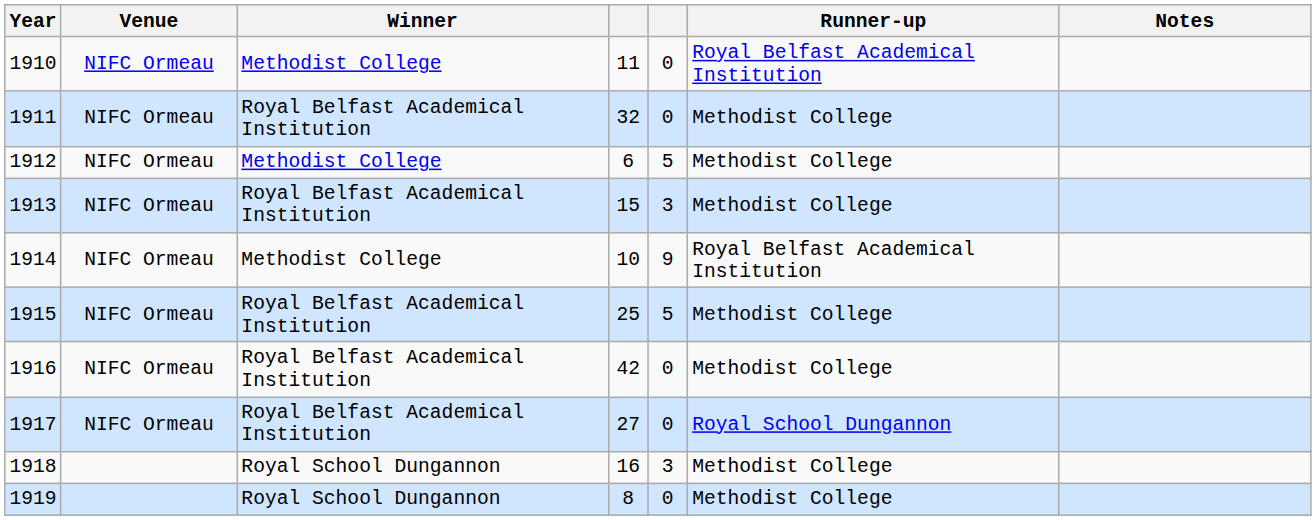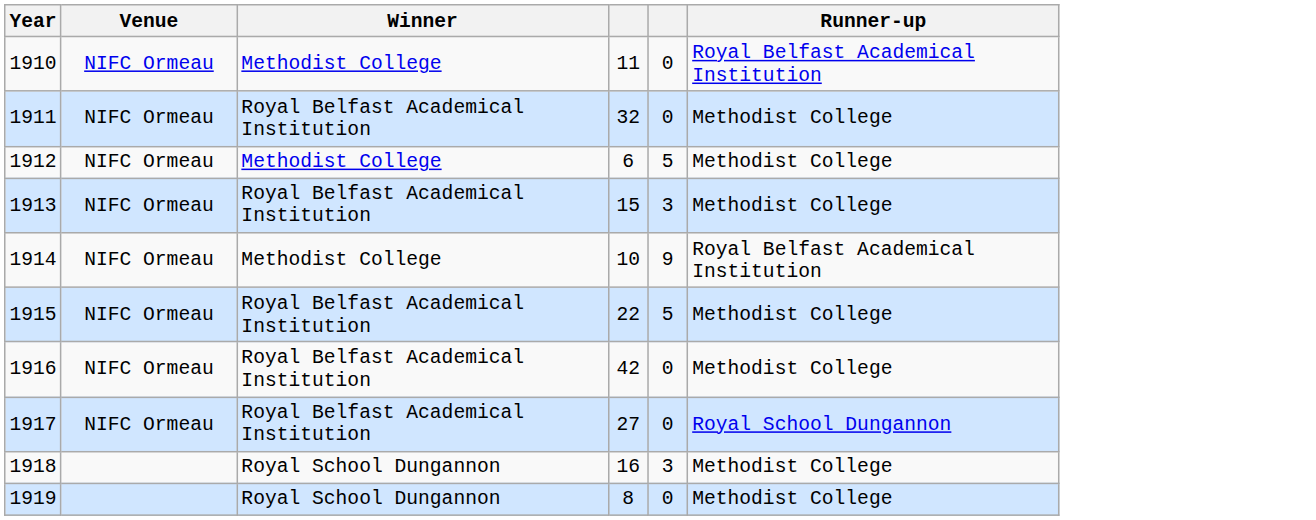- column: (1185, 21)
(628, 315) 25 -> (628, 315) 22
